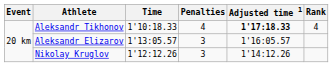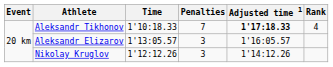(203, 27) 4 -> (203, 27) 7
